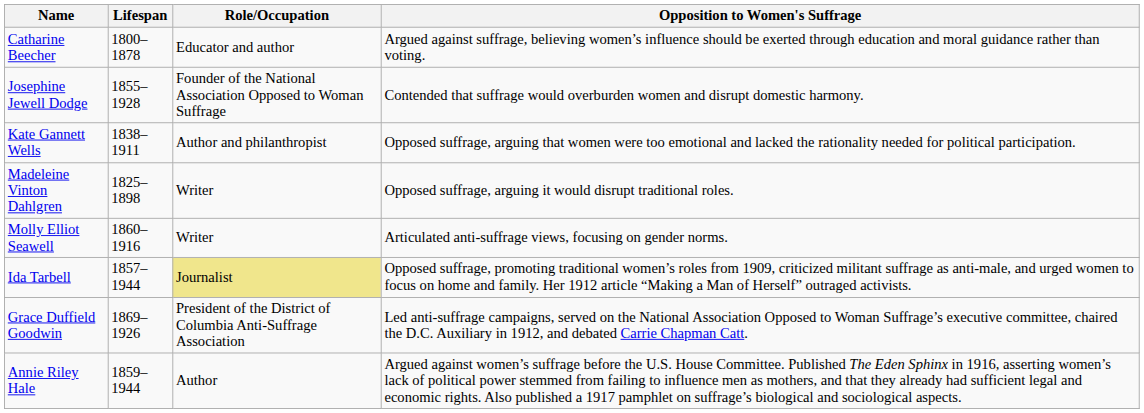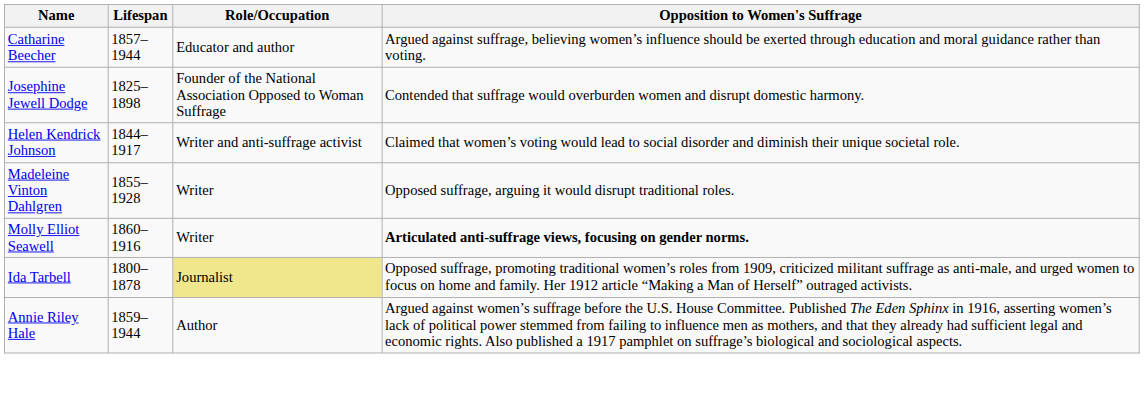(129, 47) 1800–1878 -> (130, 47) 1857–1944
(129, 94) 1855–1928 -> (130, 94) 1825–1898
+ row: (54, 142)
- row: (46, 142)
(129, 190) 1825–1898 -> (130, 190) 1855–1928
(556, 237) normal -> (567, 237) bold
(129, 277) 1857–1944 -> (130, 277) 1800–1878
- row: (52, 325)
